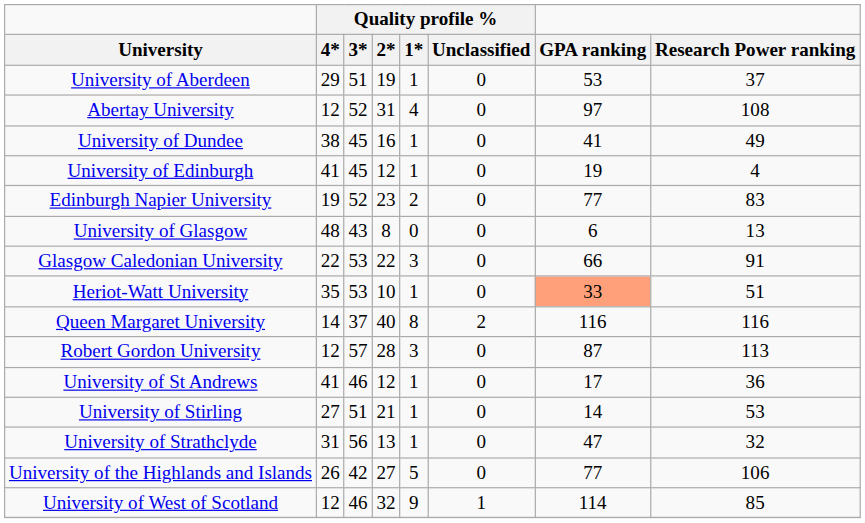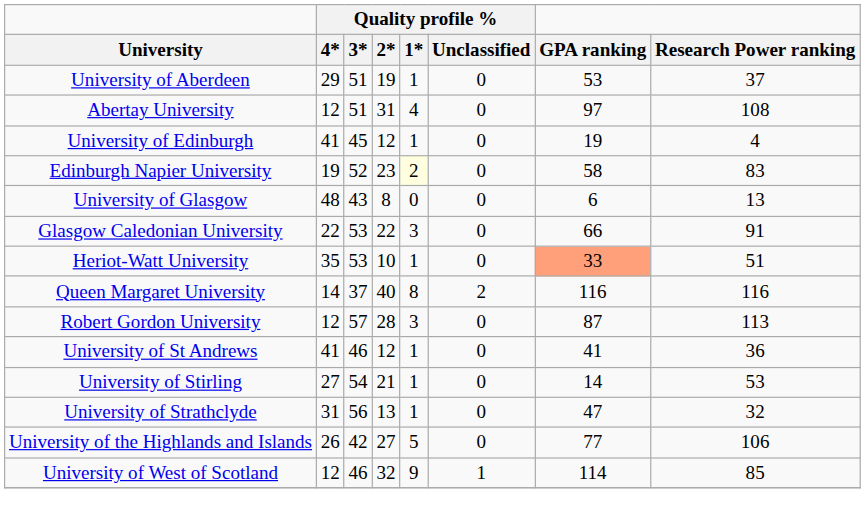(358, 110) 52 -> (358, 110) 51
- row: (160, 140)
(414, 200) no background -> (414, 170) lightyellow background
(593, 200) 77 -> (593, 170) 58
(593, 381) 17 -> (593, 351) 41
(358, 412) 51 -> (358, 381) 54
